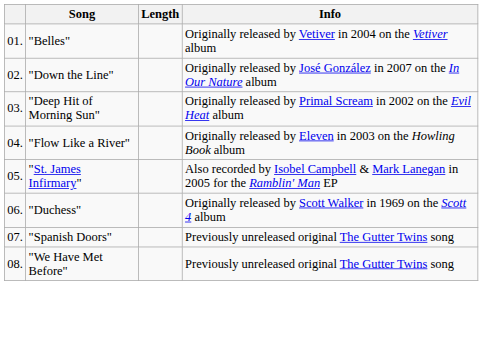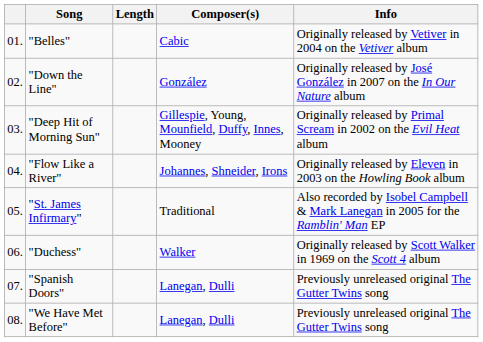+ column: (225, 14)
